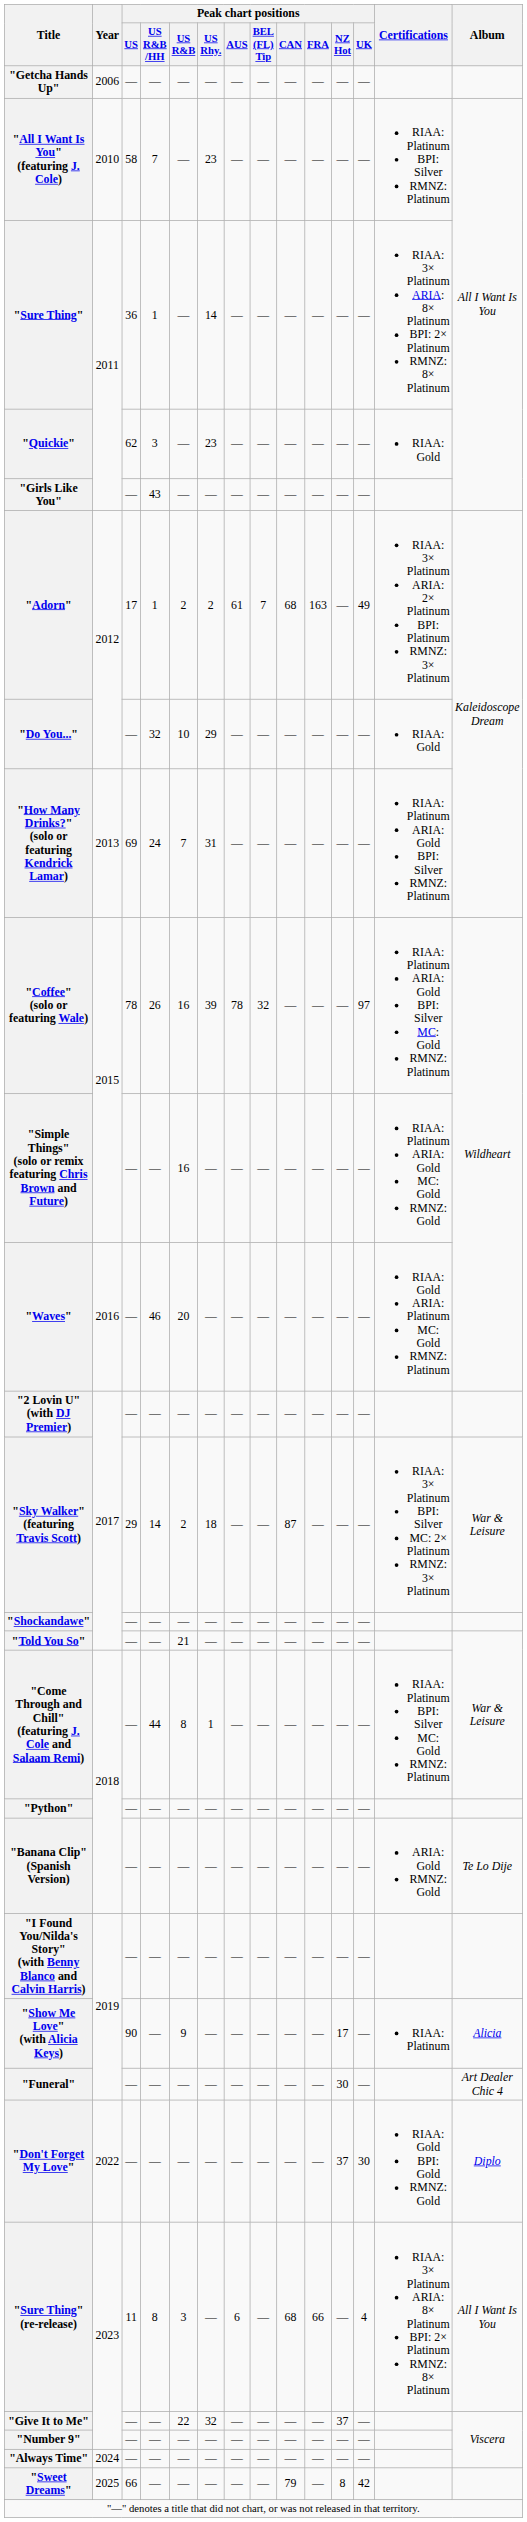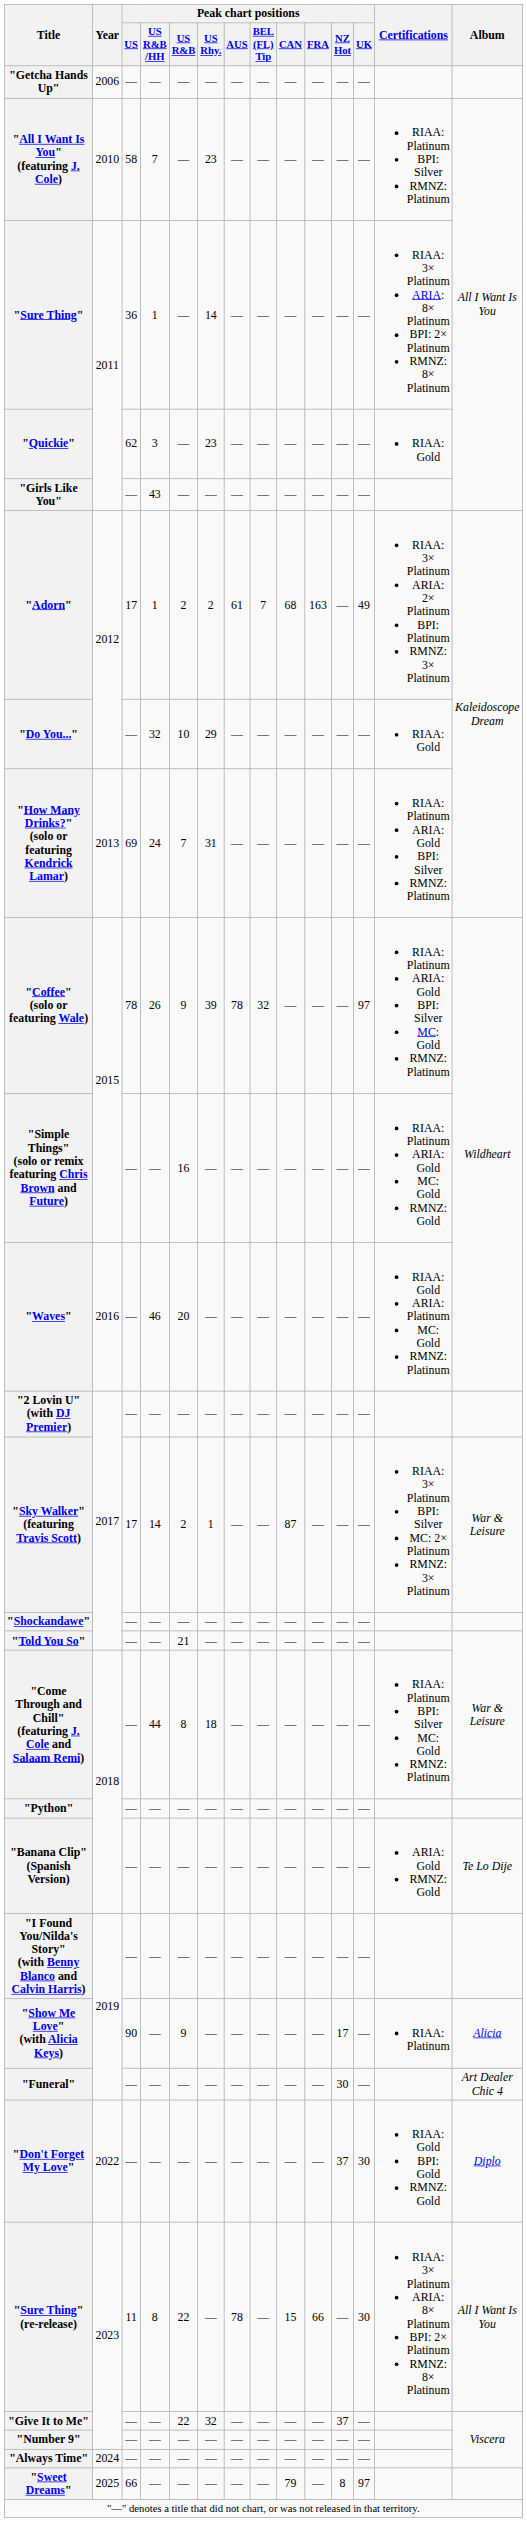(183, 1005) 16 -> (183, 1005) 9
(131, 1524) 29 -> (131, 1524) 17
(211, 1524) 18 -> (211, 1524) 1
(211, 1724) 1 -> (211, 1724) 18
(183, 2317) 3 -> (183, 2317) 22
(237, 2317) 6 -> (237, 2317) 78
(290, 2317) 68 -> (290, 2317) 15
(364, 2317) 4 -> (364, 2317) 30
(364, 2483) 42 -> (364, 2483) 97
